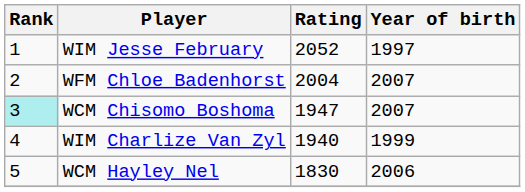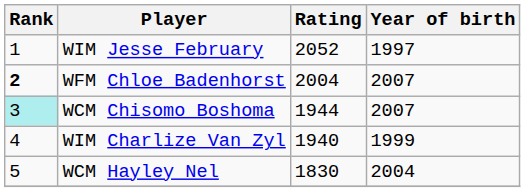(15, 80) normal -> (15, 80) bold
(317, 111) 1947 -> (317, 111) 1944
(393, 171) 2006 -> (393, 171) 2004
